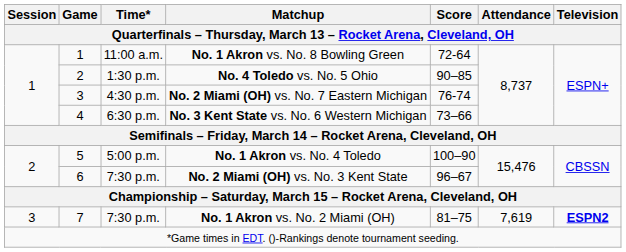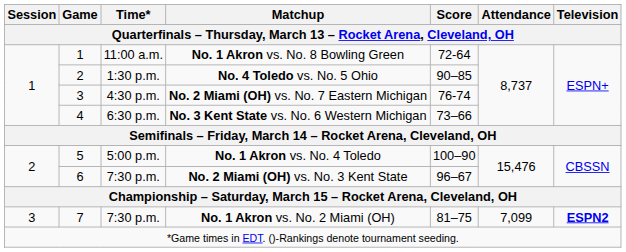(516, 217) 7,619 -> (516, 217) 7,099
